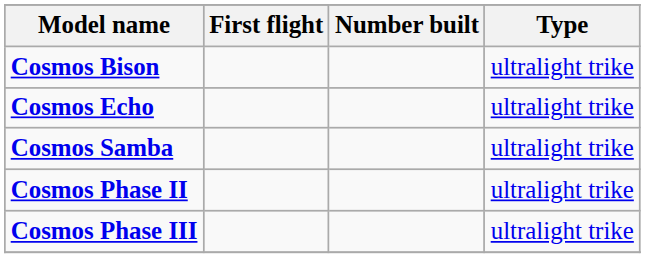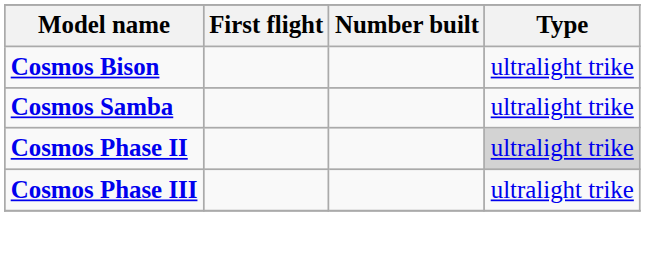- row: (82, 107)
(562, 189) no background -> (562, 148) lightgrey background
